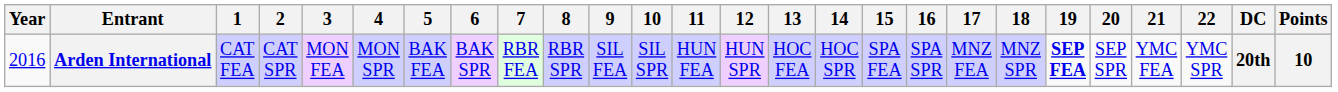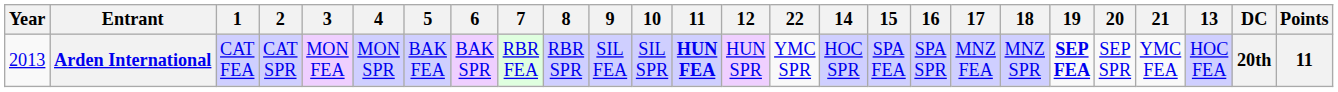columns swapped: (792, 19) <-> (1207, 19)
(27, 59) 2016 -> (27, 59) 2013
(697, 59) normal -> (697, 59) bold
(1303, 59) 10 -> (1304, 59) 11
